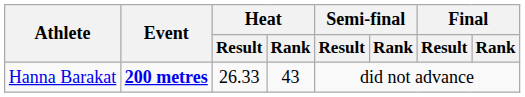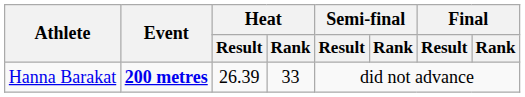(239, 77) 26.33 -> (239, 77) 26.39
(291, 77) 43 -> (291, 77) 33
